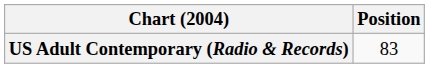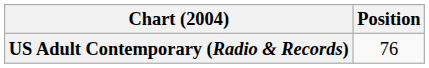(389, 48) 83 -> (389, 48) 76
